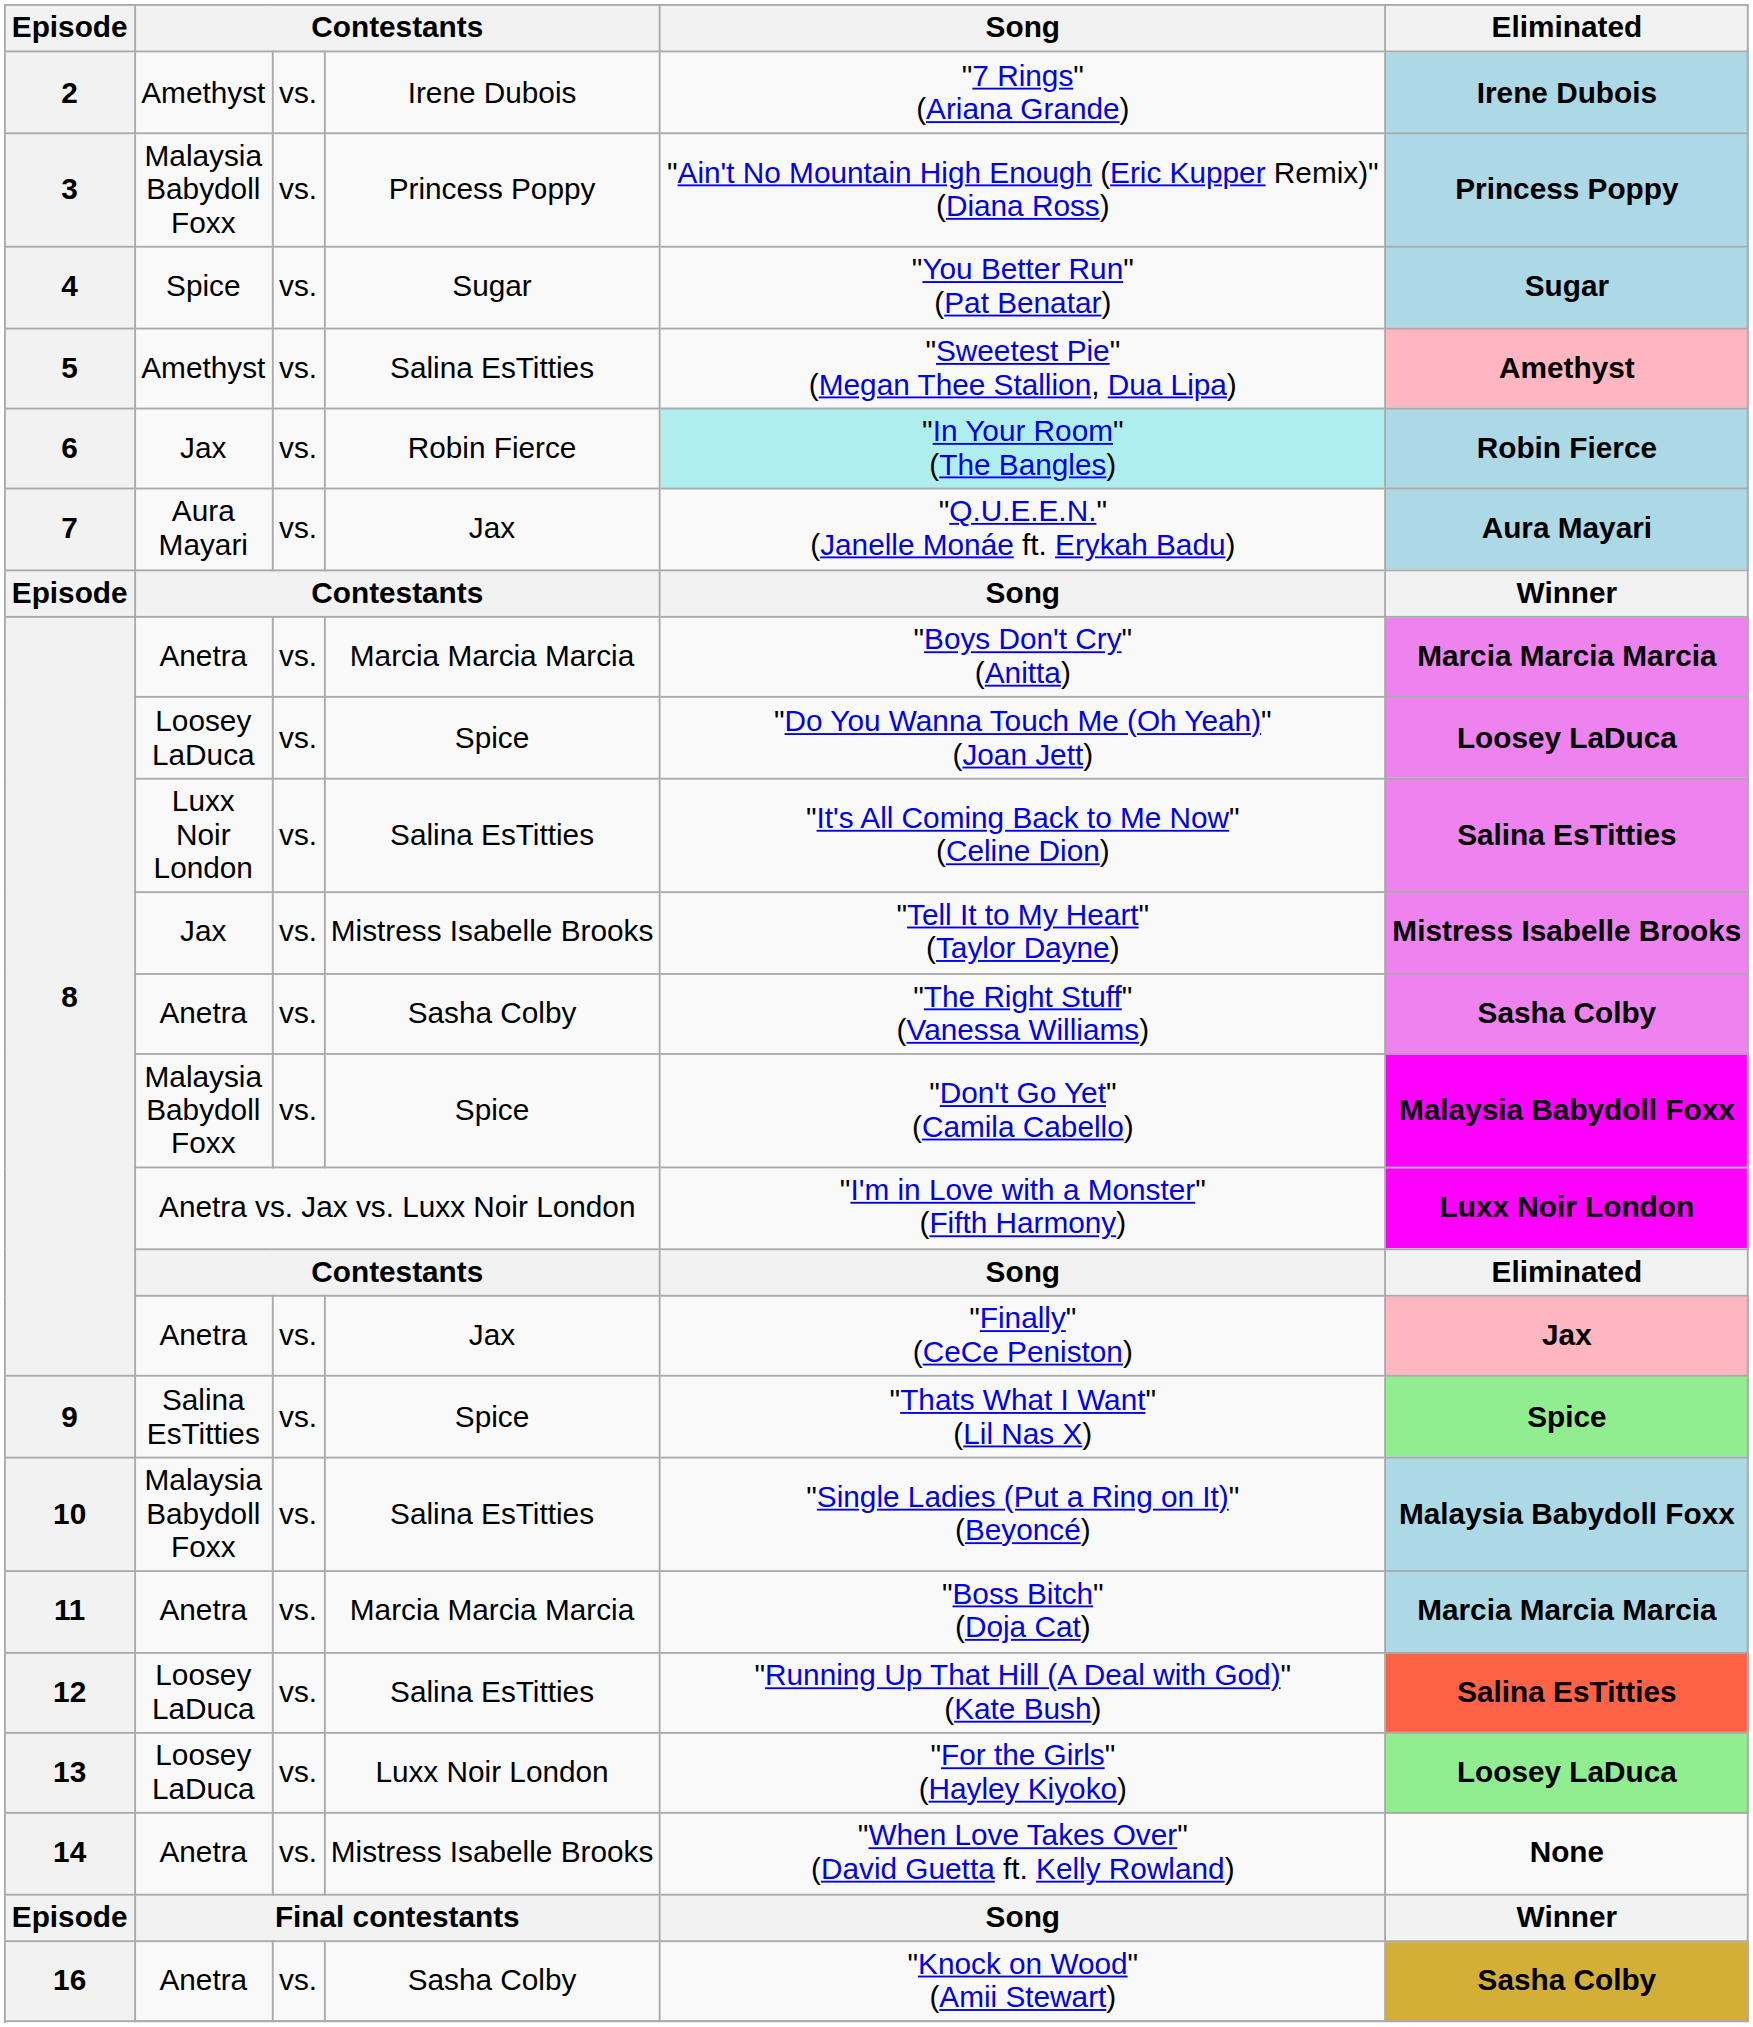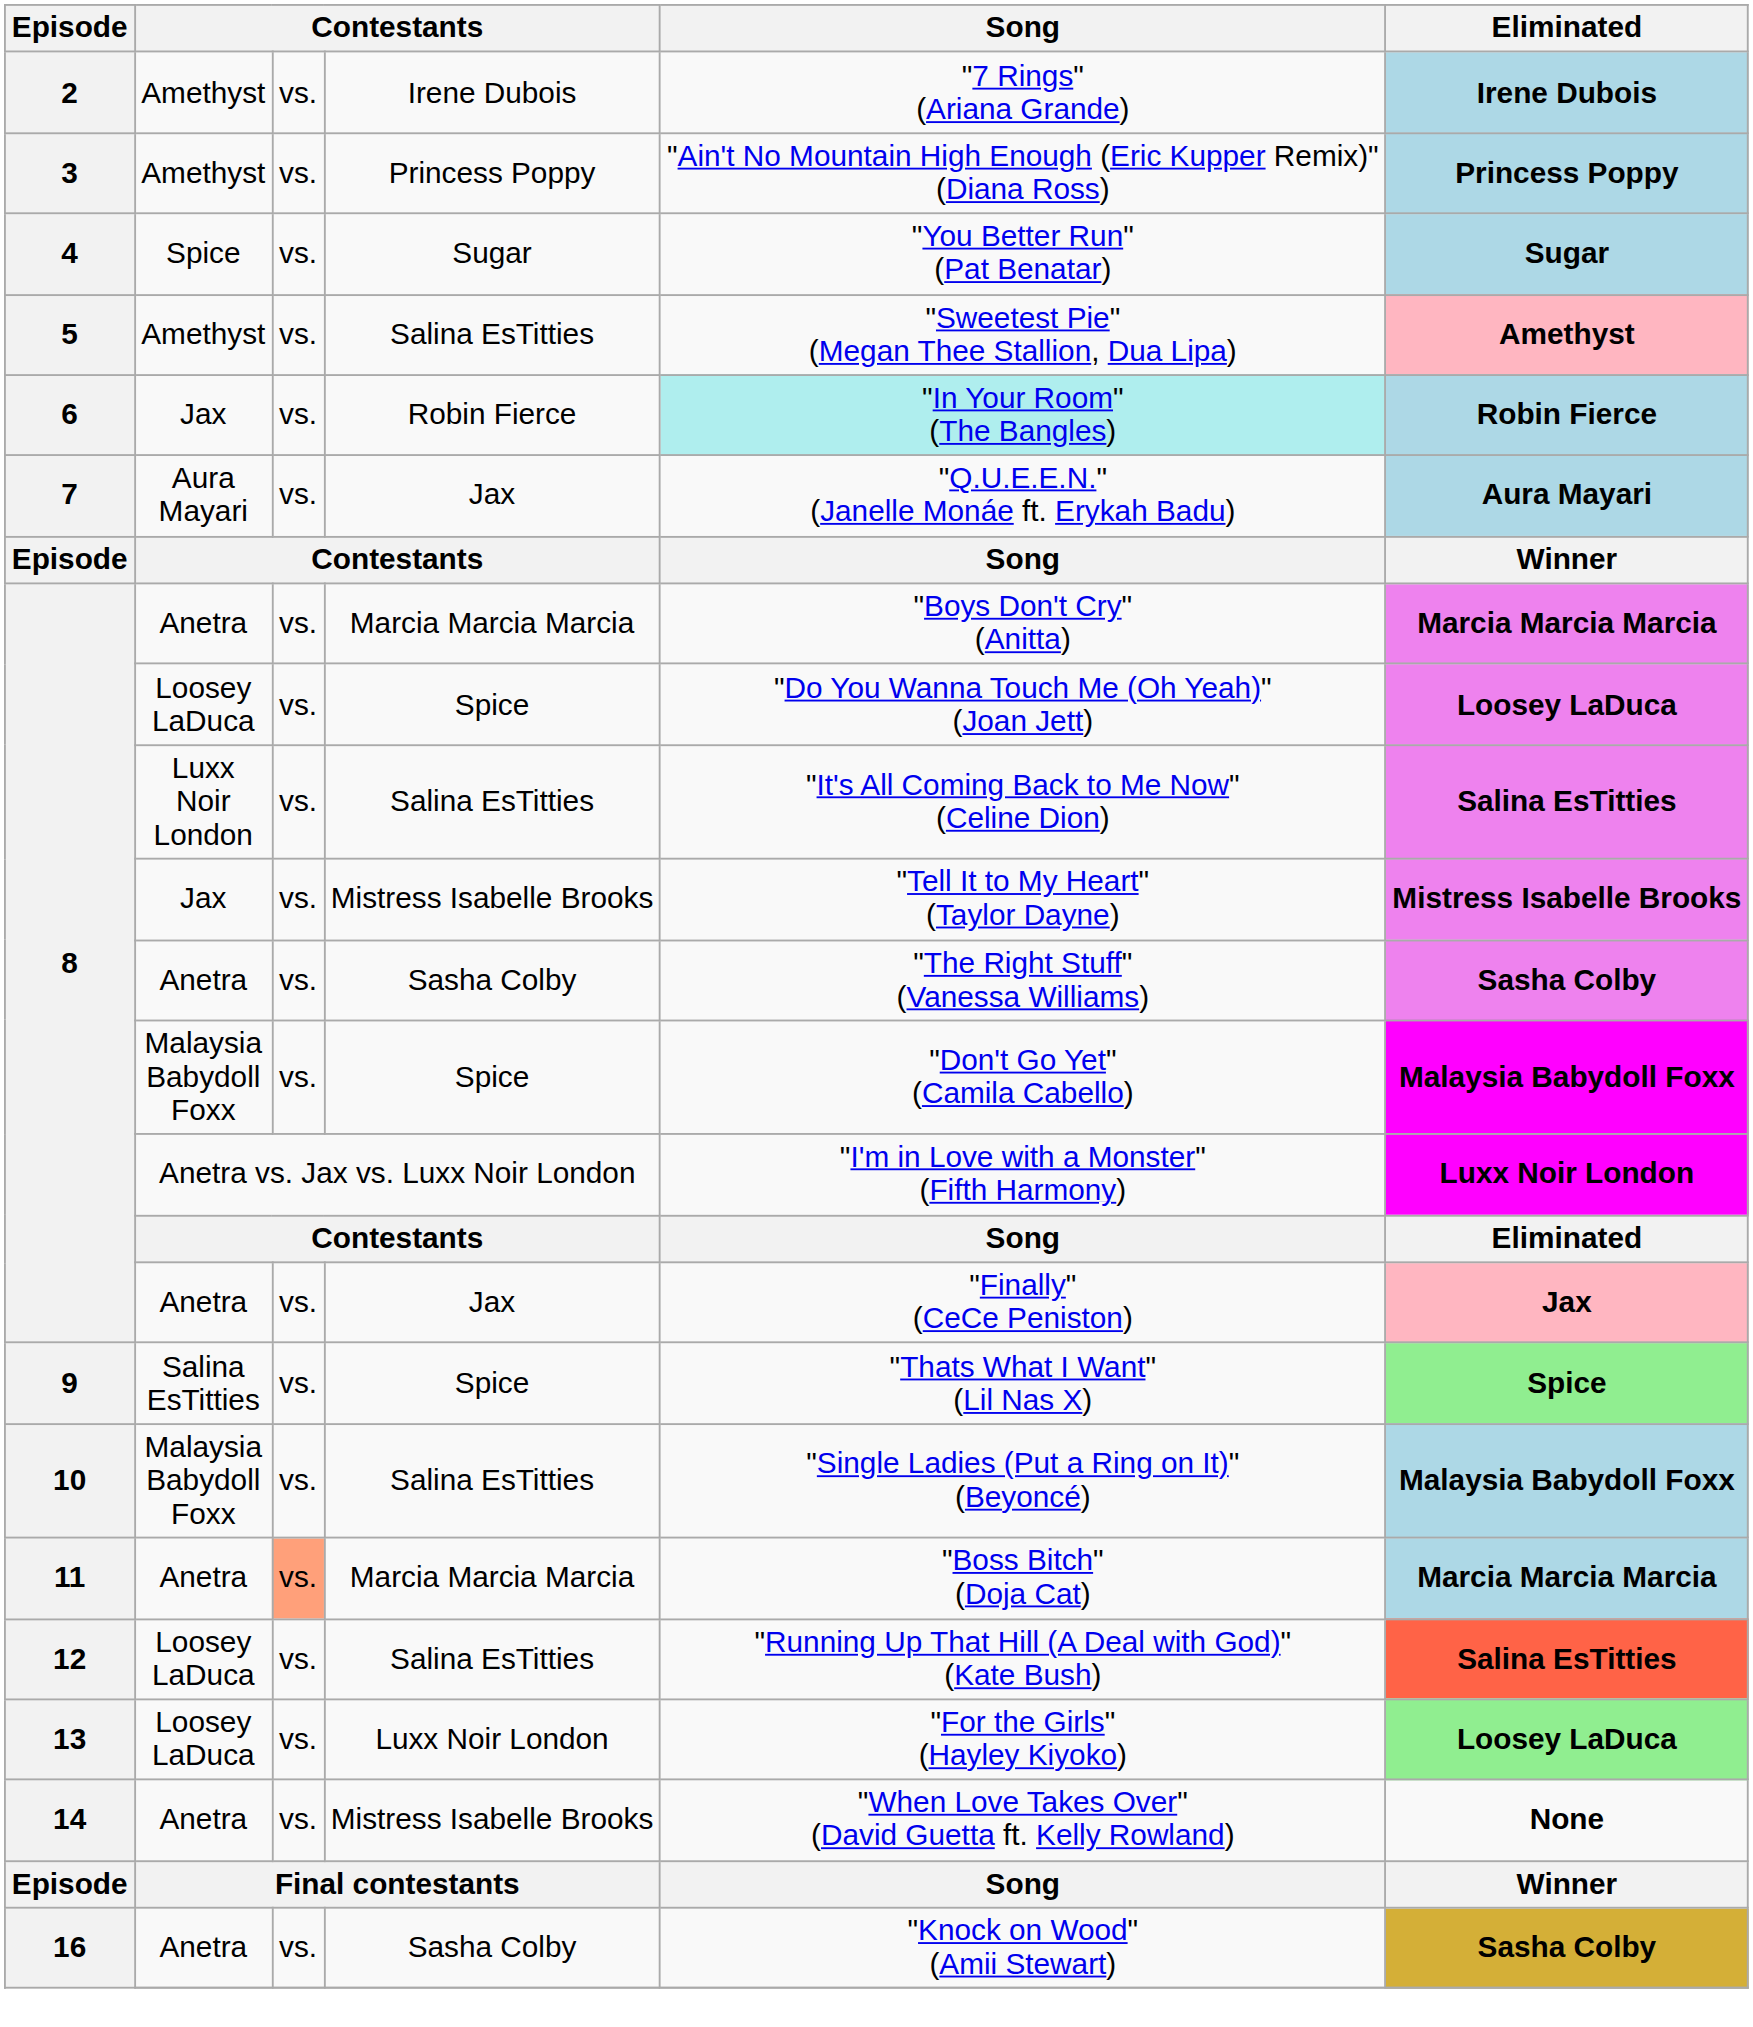(203, 189) Malaysia Babydoll Foxx -> (203, 172) Amethyst
(298, 1611) no background -> (298, 1577) lightsalmon background
